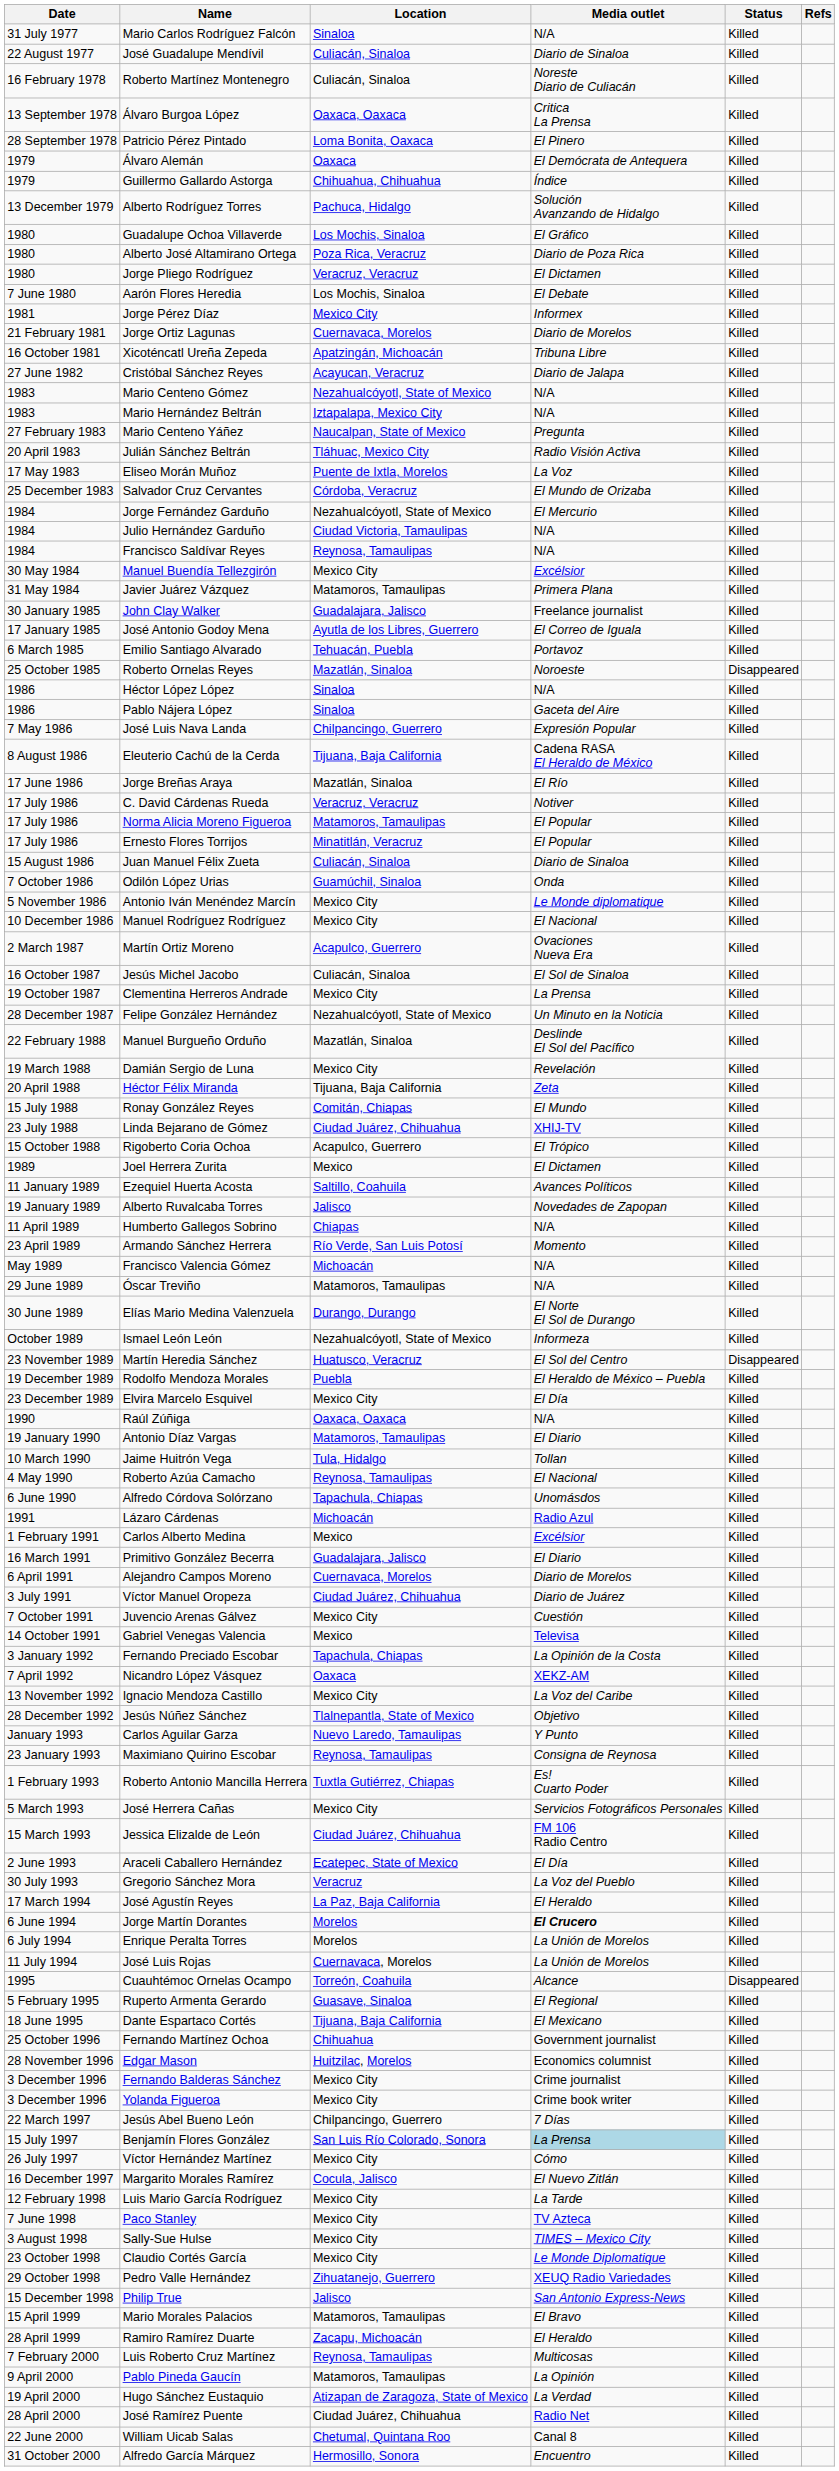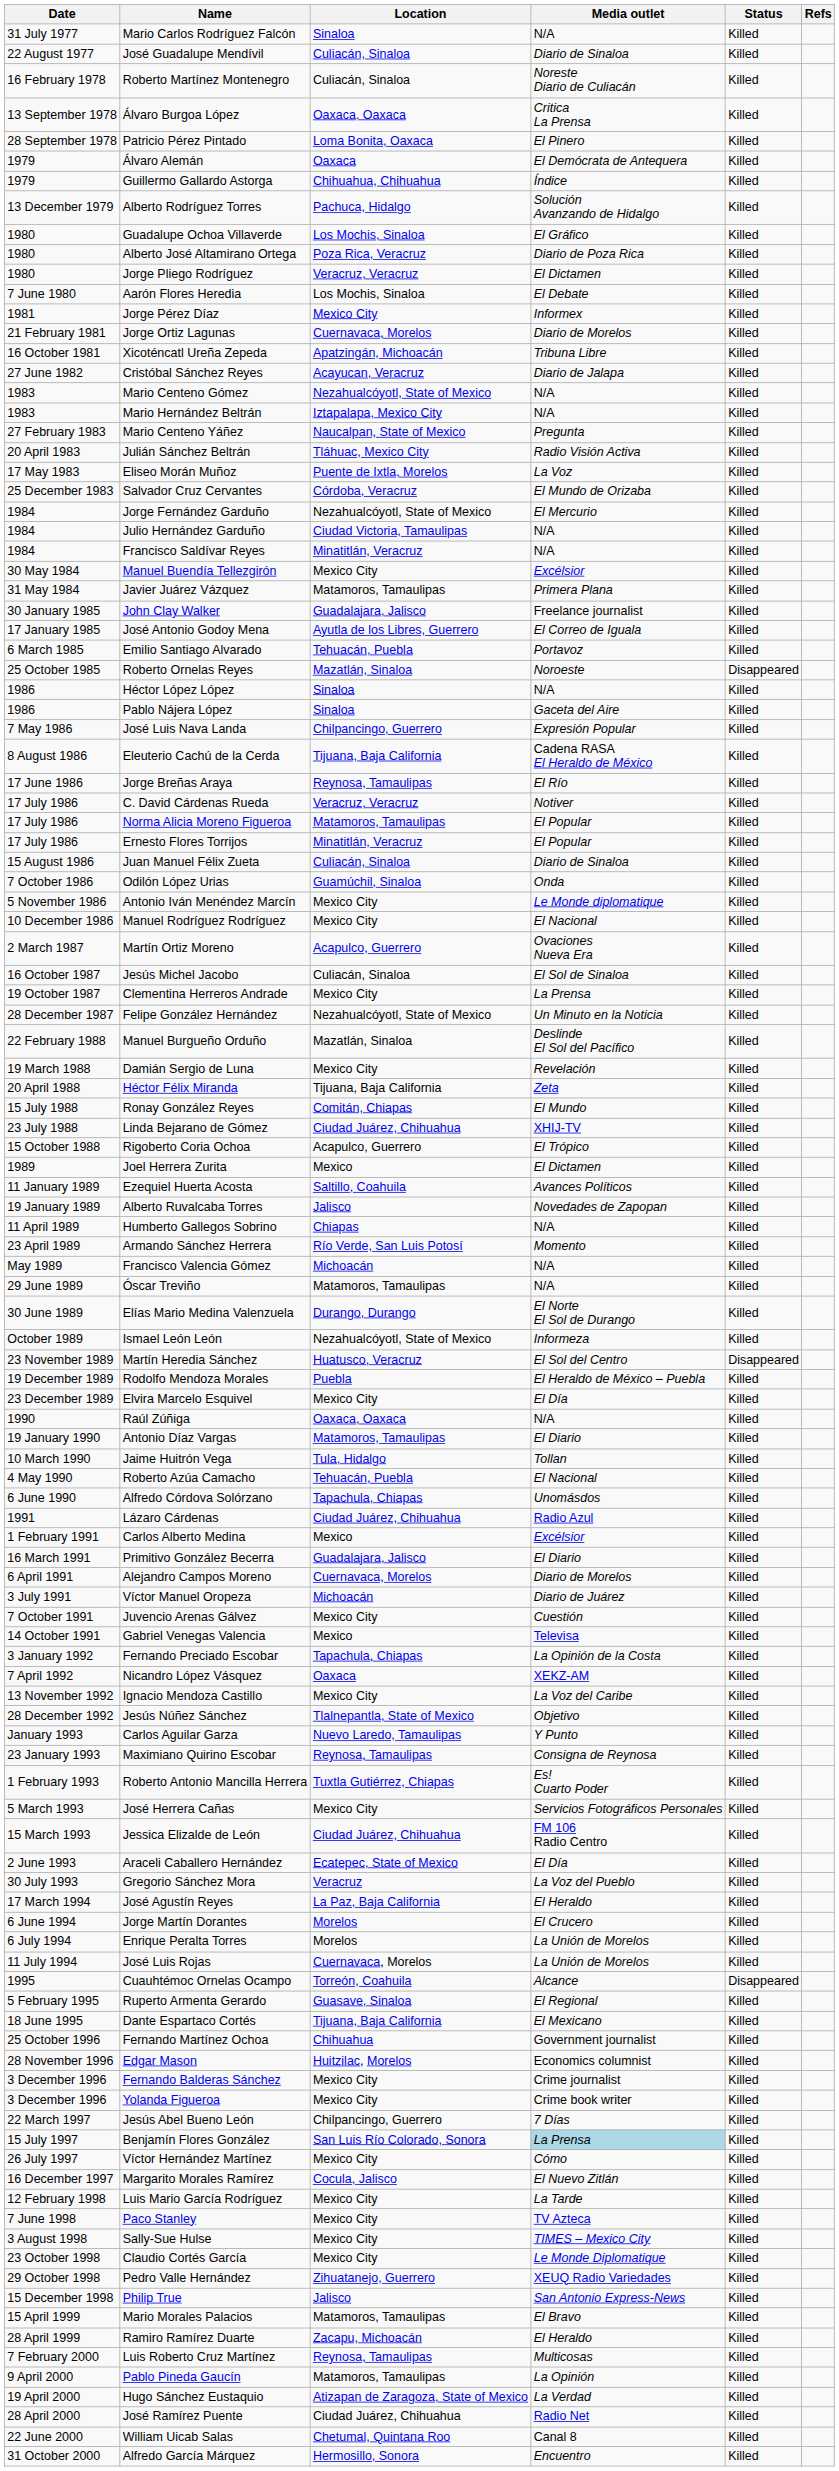(372, 551) Reynosa, Tamaulipas -> (368, 551) Minatitlán, Veracruz
(363, 783) Mazatlán, Sinaloa -> (372, 783) Reynosa, Tamaulipas
(372, 1478) Reynosa, Tamaulipas -> (363, 1478) Tehuacán, Puebla
(343, 1517) Michoacán -> (387, 1517) Ciudad Juárez, Chihuahua
(387, 1597) Ciudad Juárez, Chihuahua -> (343, 1597) Michoacán
(565, 1922) bold -> (563, 1922) normal
